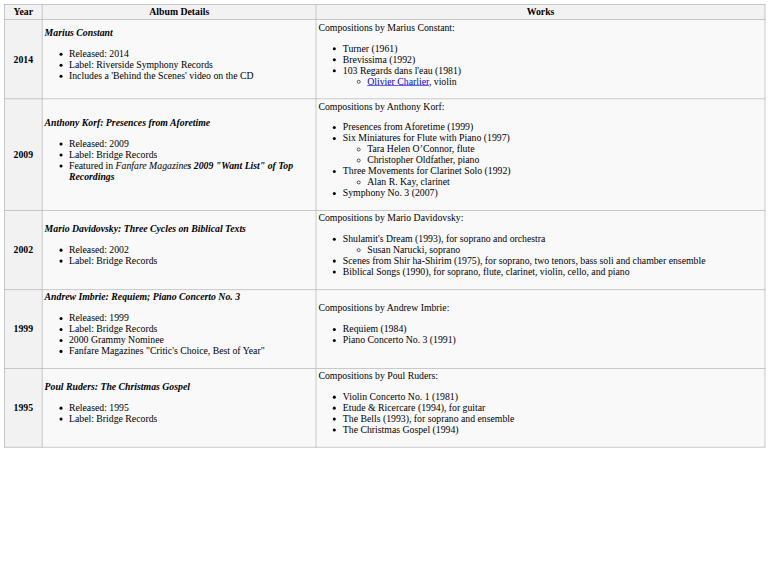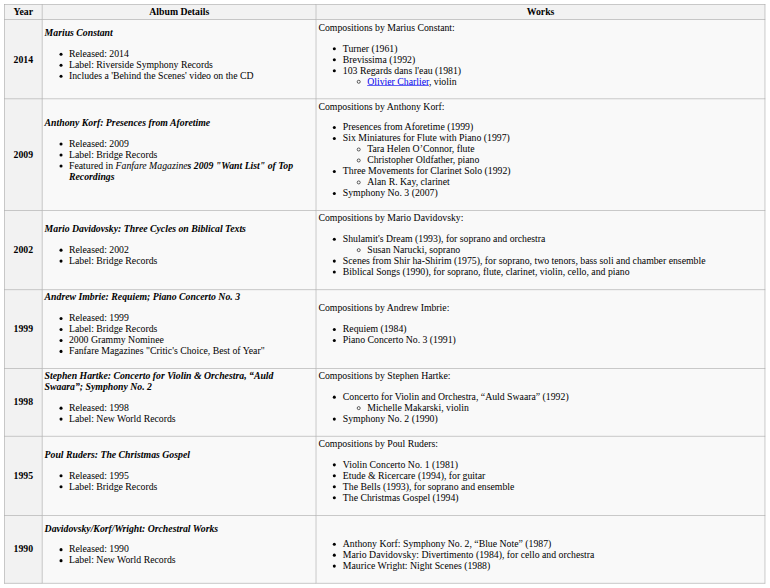+ row: (23, 402)
+ row: (23, 549)
